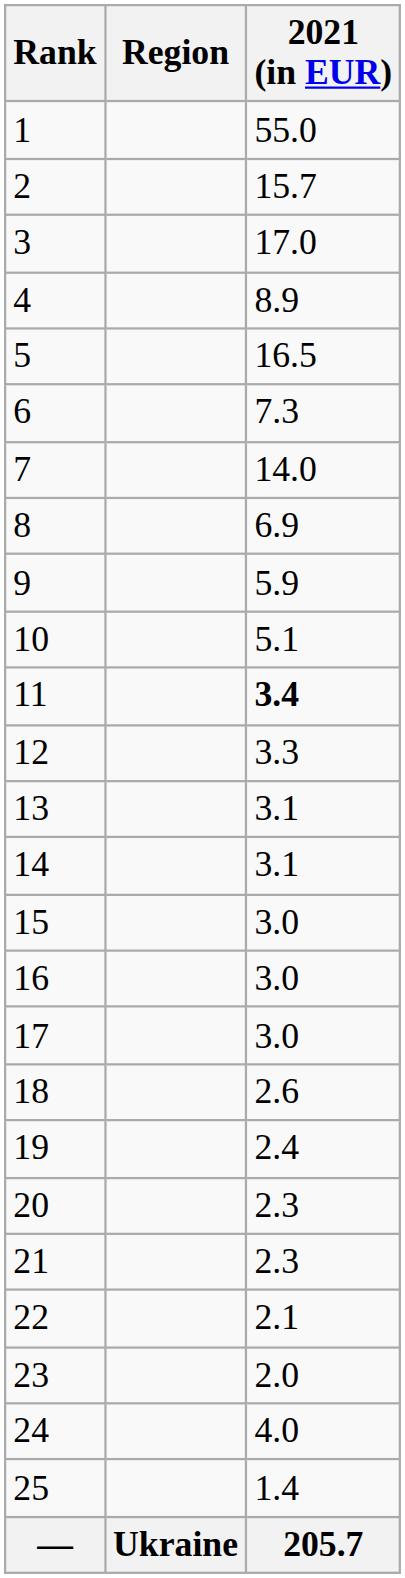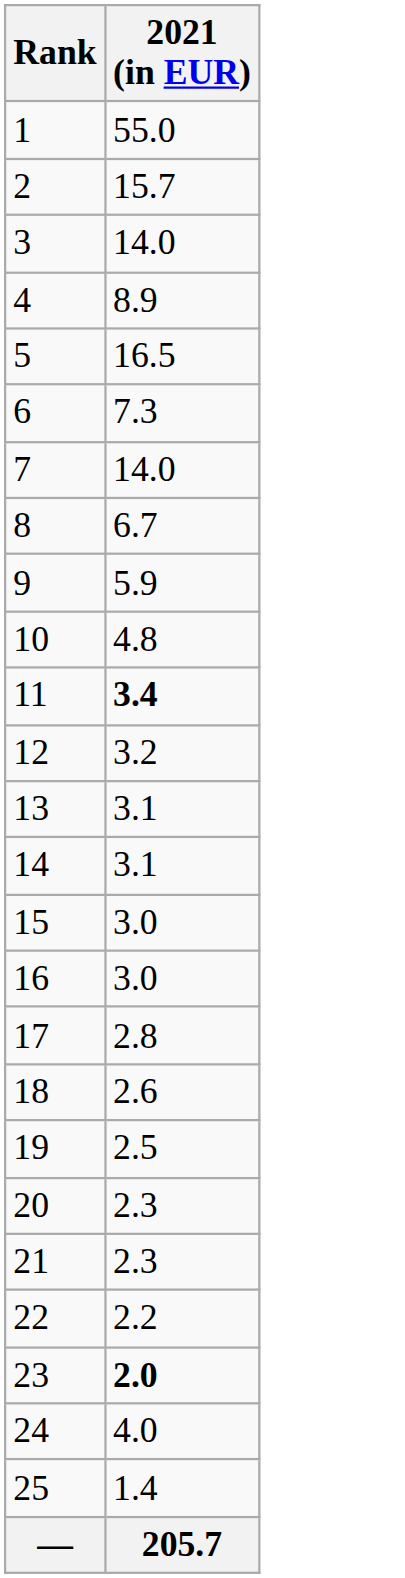- column: (176, 52)
(286, 242) 17.0 -> (144, 242) 14.0
(277, 525) 6.9 -> (135, 525) 6.7
(277, 638) 5.1 -> (135, 638) 4.8
(277, 751) 3.3 -> (135, 751) 3.2
(277, 1034) 3.0 -> (135, 1034) 2.8
(277, 1148) 2.4 -> (135, 1148) 2.5
(277, 1317) 2.1 -> (135, 1317) 2.2
(277, 1374) normal -> (135, 1374) bold
